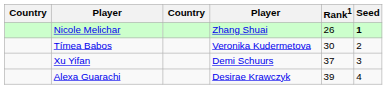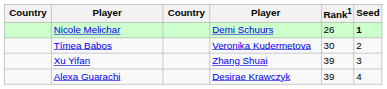(240, 30) Zhang Shuai -> (243, 30) Demi Schuurs
(243, 61) Demi Schuurs -> (240, 61) Zhang Shuai
(329, 61) 37 -> (329, 61) 39
